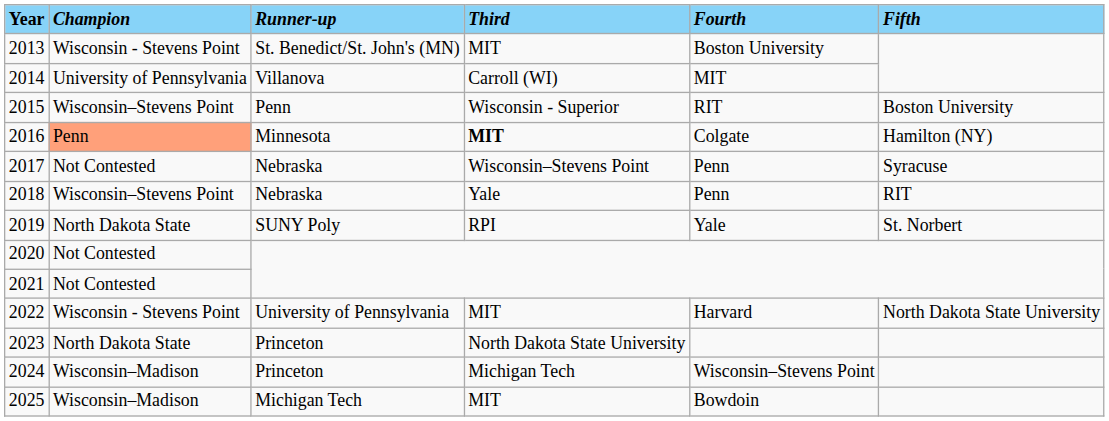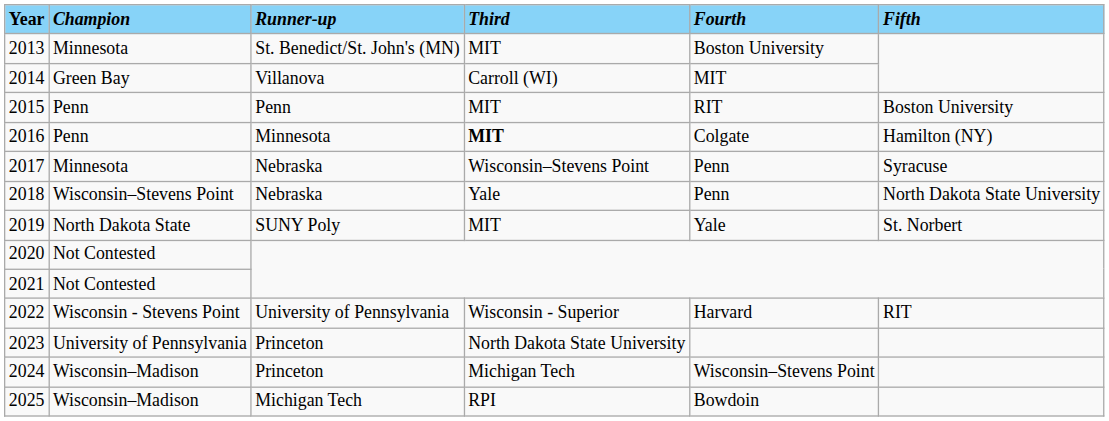(146, 48) Wisconsin - Stevens Point -> (91, 48) Minnesota
(150, 77) University of Pennsylvania -> (91, 77) Green Bay
(143, 106) Wisconsin–Stevens Point -> (71, 106) Penn
(544, 106) Wisconsin - Superior -> (485, 106) MIT
(71, 136) lightsalmon background -> (71, 136) no background
(104, 165) Not Contested -> (91, 165) Minnesota
(897, 195) RIT -> (992, 195) North Dakota State University
(482, 224) RPI -> (485, 224) MIT
(485, 312) MIT -> (544, 312) Wisconsin - Superior
(992, 312) North Dakota State University -> (897, 312) RIT
(122, 342) North Dakota State -> (150, 342) University of Pennsylvania
(485, 400) MIT -> (482, 400) RPI
